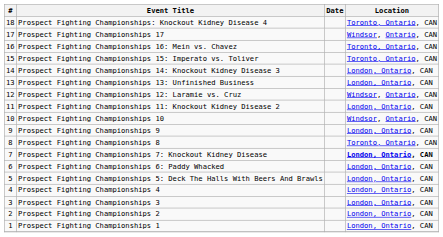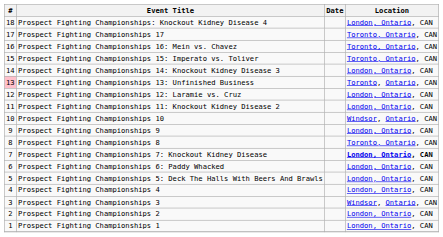(392, 22) Toronto, Ontario, CAN -> (390, 22) London, Ontario, CAN
(392, 34) Windsor, Ontario, CAN -> (392, 34) Toronto, Ontario, CAN
(10, 82) no background -> (10, 82) pink background
(390, 82) London, Ontario, CAN -> (392, 82) Toronto, Ontario, CAN
(392, 94) Windsor, Ontario, CAN -> (390, 94) London, Ontario, CAN
(390, 202) London, Ontario, CAN -> (392, 202) Windsor, Ontario, CAN
